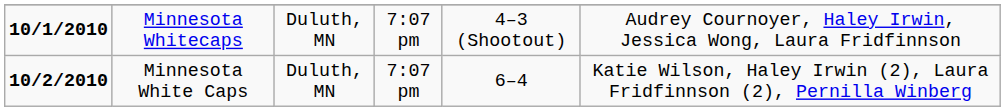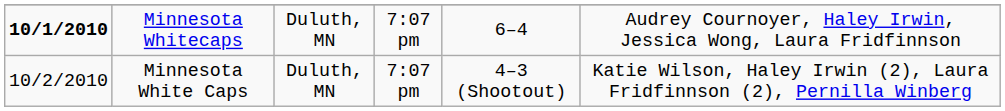(511, 30) 4–3 (Shootout) -> (511, 30) 6–4
(59, 81) bold -> (59, 81) normal
(511, 81) 6–4 -> (511, 81) 4–3 (Shootout)
